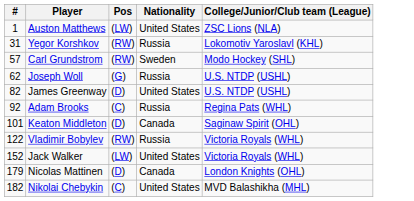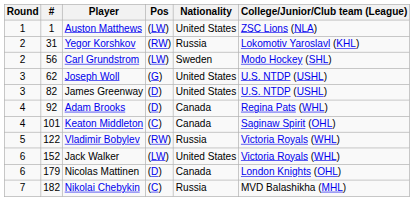+ column: (23, 12)
(15, 60) 57 -> (52, 60) 56
(123, 60) (RW) -> (158, 60) (LW)
(155, 76) Russia -> (206, 76) United States
(118, 108) (C) -> (155, 108) (D)
(155, 108) Russia -> (193, 108) Canada
(118, 124) (D) -> (155, 124) (C)
(169, 188) United States -> (191, 188) Russia
